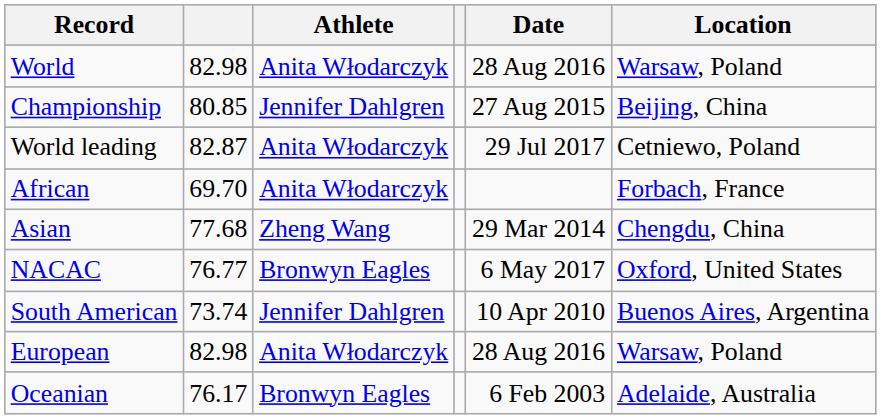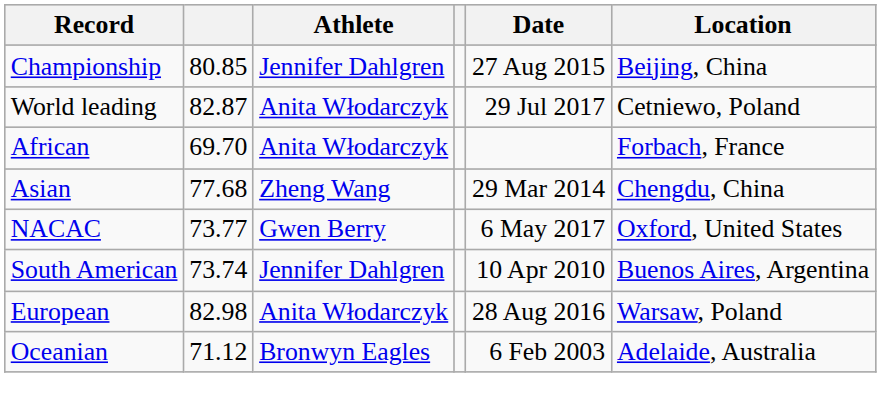- row: (43, 65)
(218, 270) 76.77 -> (218, 229) 73.77
(345, 270) Bronwyn Eagles -> (322, 229) Gwen Berry
(218, 392) 76.17 -> (218, 351) 71.12
